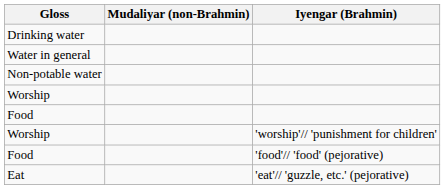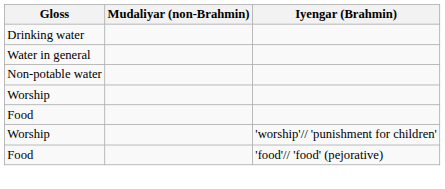- row: (16, 174)
